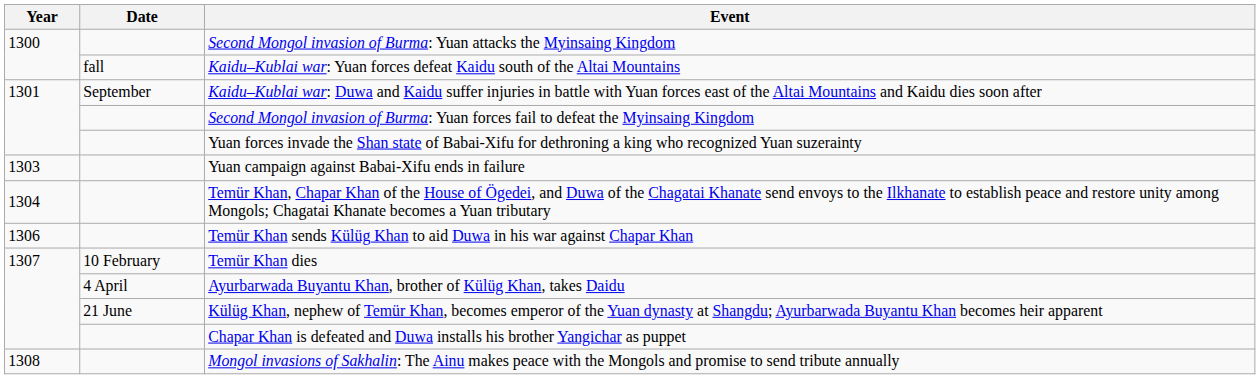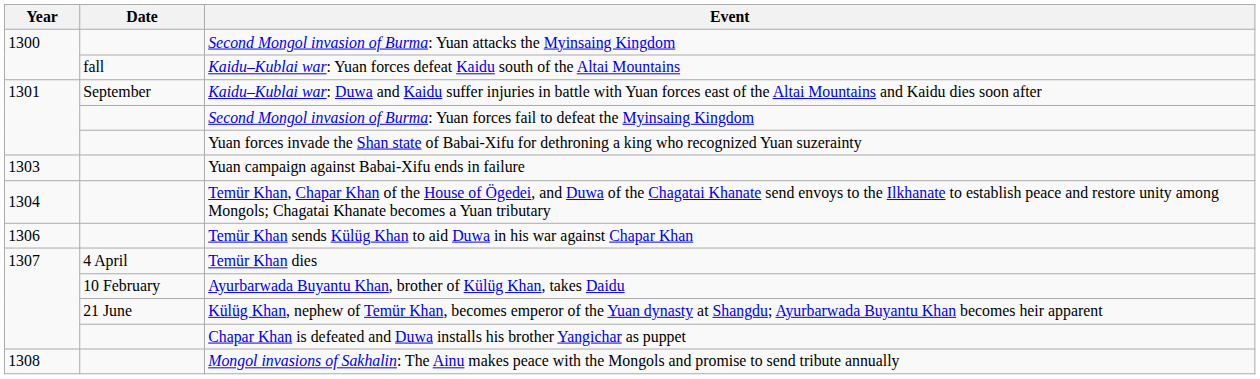(122, 260) 10 February -> (105, 260) 4 April
(105, 286) 4 April -> (122, 286) 10 February
